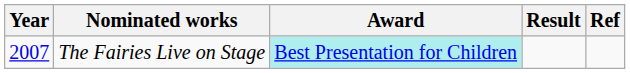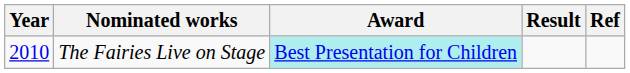(29, 52) 2007 -> (29, 52) 2010
